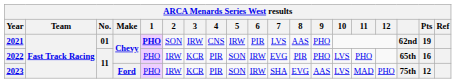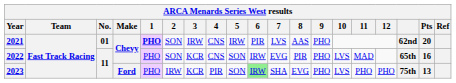(427, 41) 19 -> (427, 41) 20
(174, 56) IRW -> (174, 56) SON
(216, 56) PIR -> (216, 56) CNS
(364, 56) PHO -> (364, 56) MAD
(258, 70) no background -> (258, 70) lightgreen background
(322, 70) AAS -> (322, 70) PHO
(364, 70) MAD -> (364, 70) PHO
(427, 70) 12 -> (427, 70) 13
